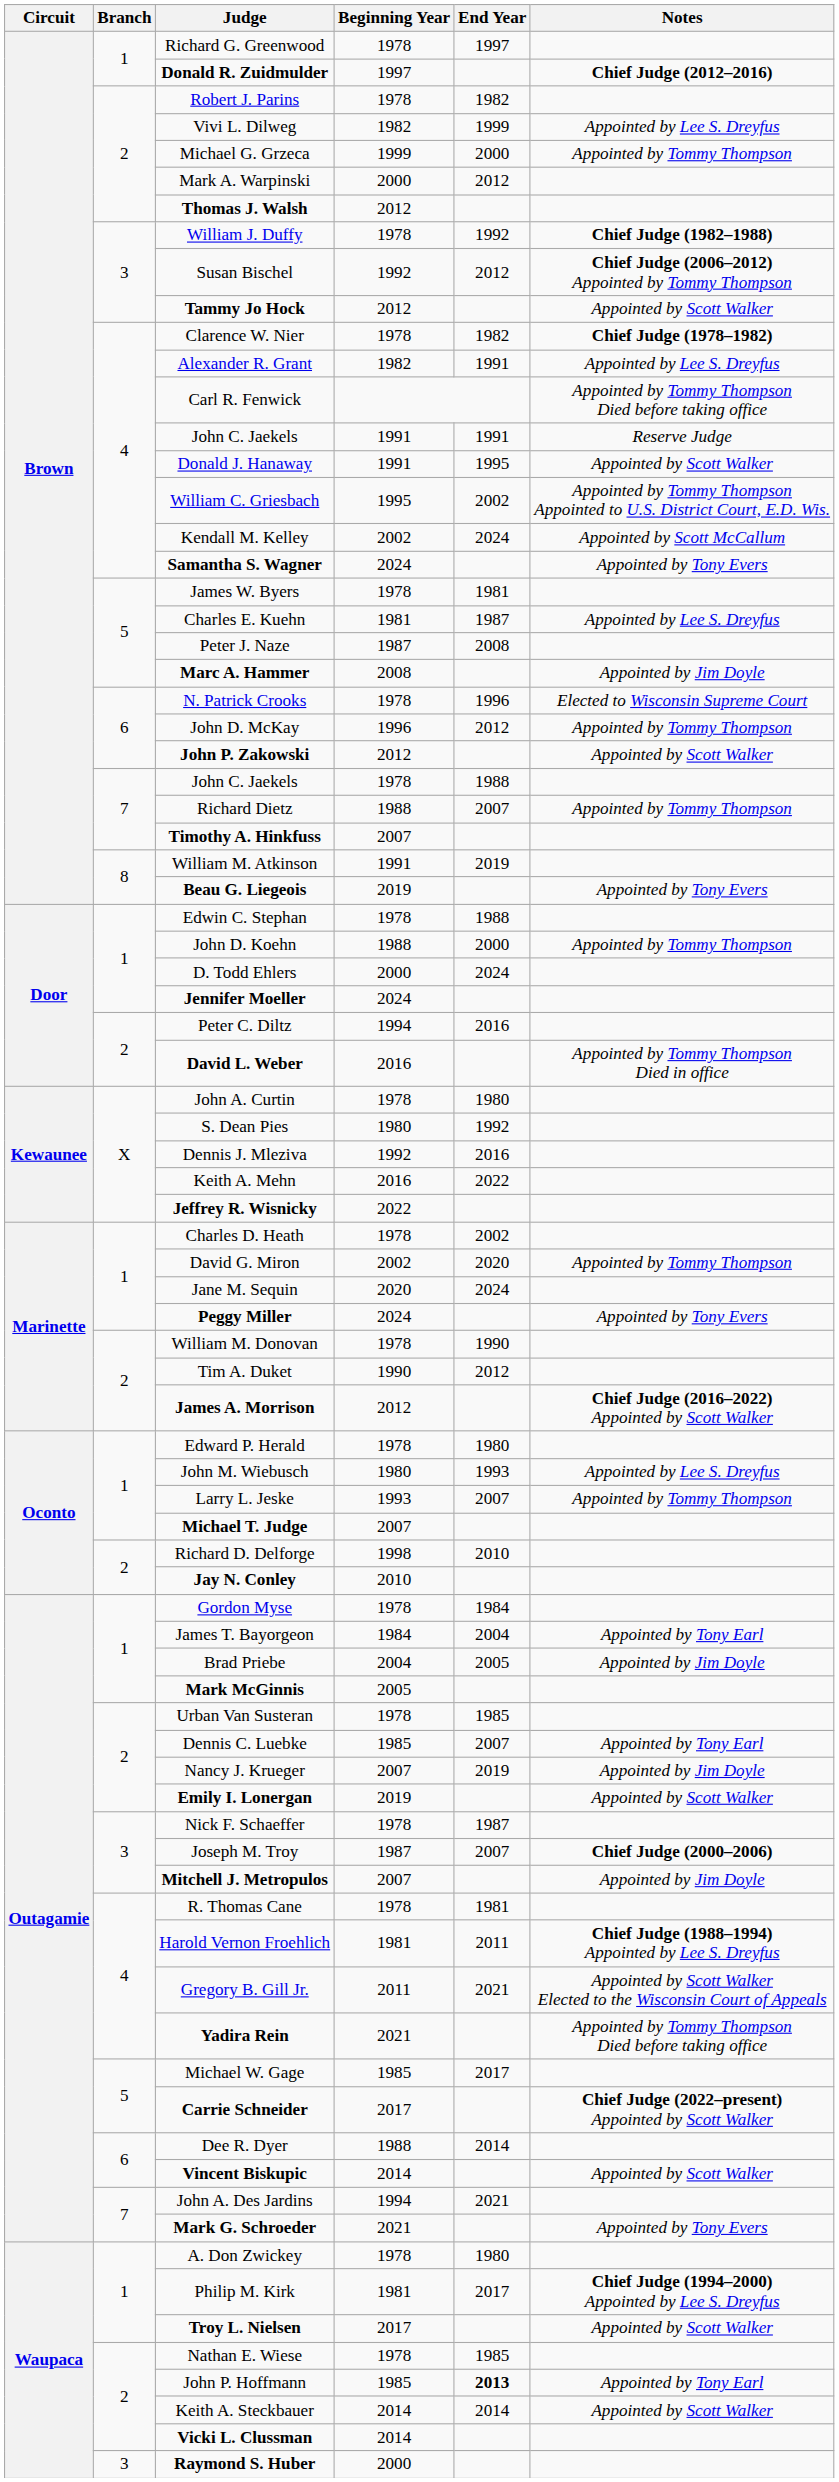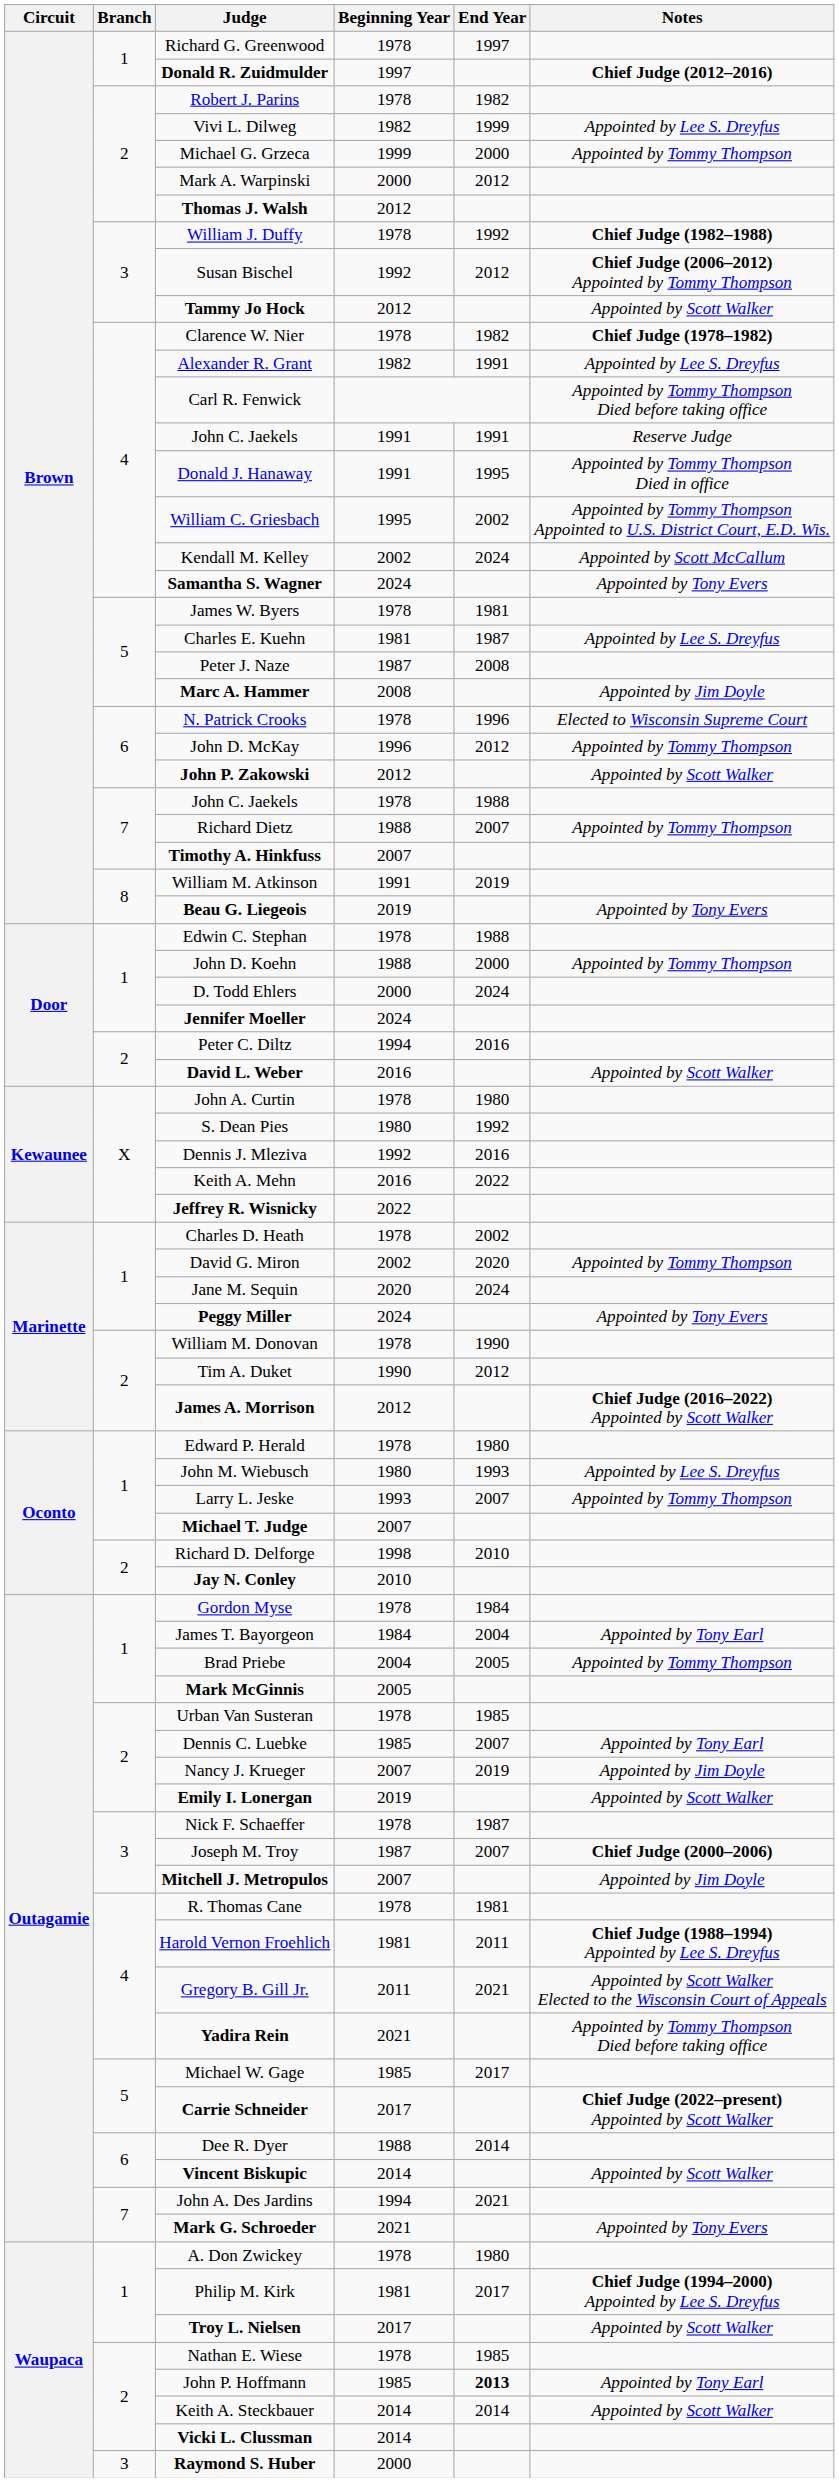(682, 463) Appointed by Scott Walker -> (682, 473) Appointed by Tommy Thompson Died in office
(682, 1062) Appointed by Tommy Thompson Died in office -> (682, 1072) Appointed by Scott Walker
(682, 1661) Appointed by Jim Doyle -> (682, 1661) Appointed by Tommy Thompson
